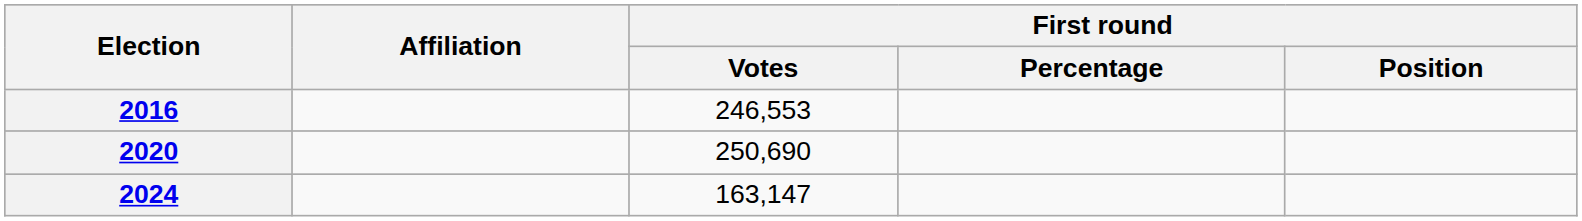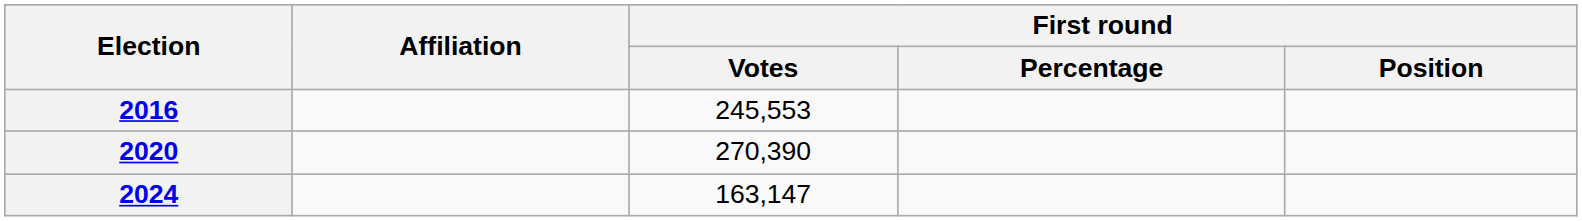(763, 109) 246,553 -> (763, 109) 245,553
(763, 151) 250,690 -> (763, 151) 270,390
